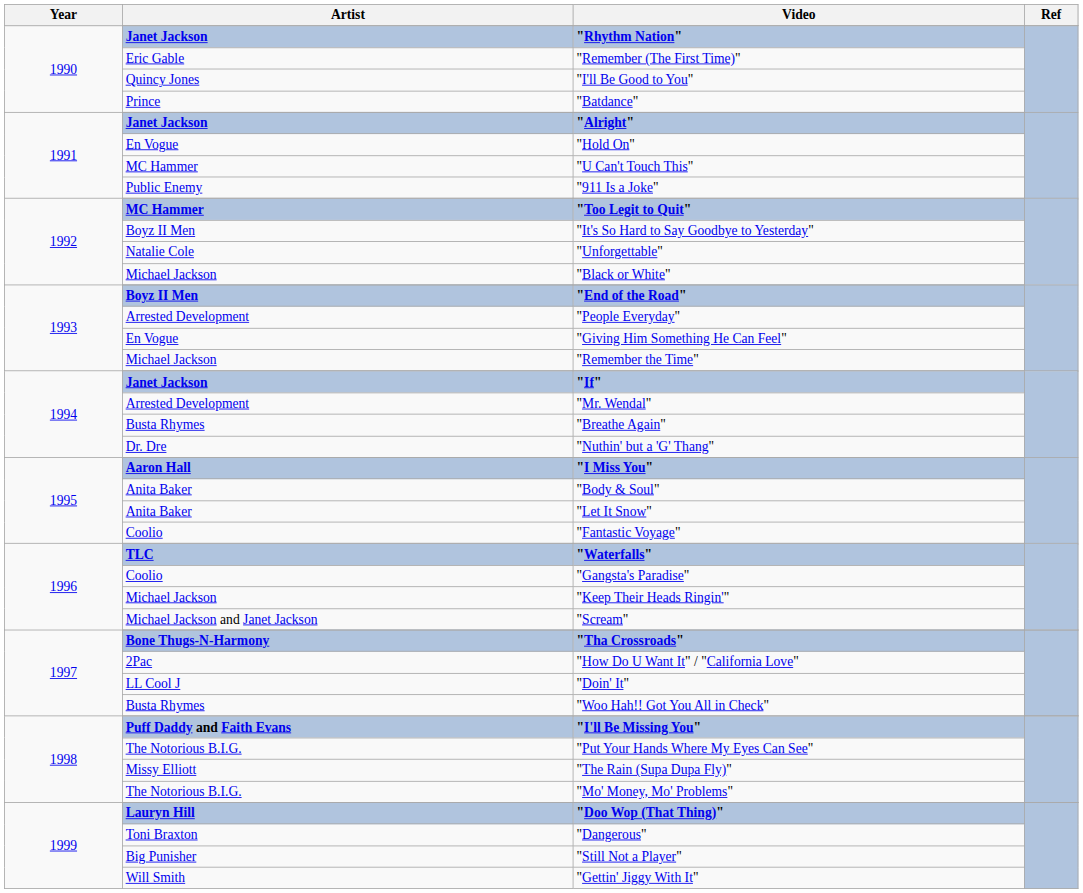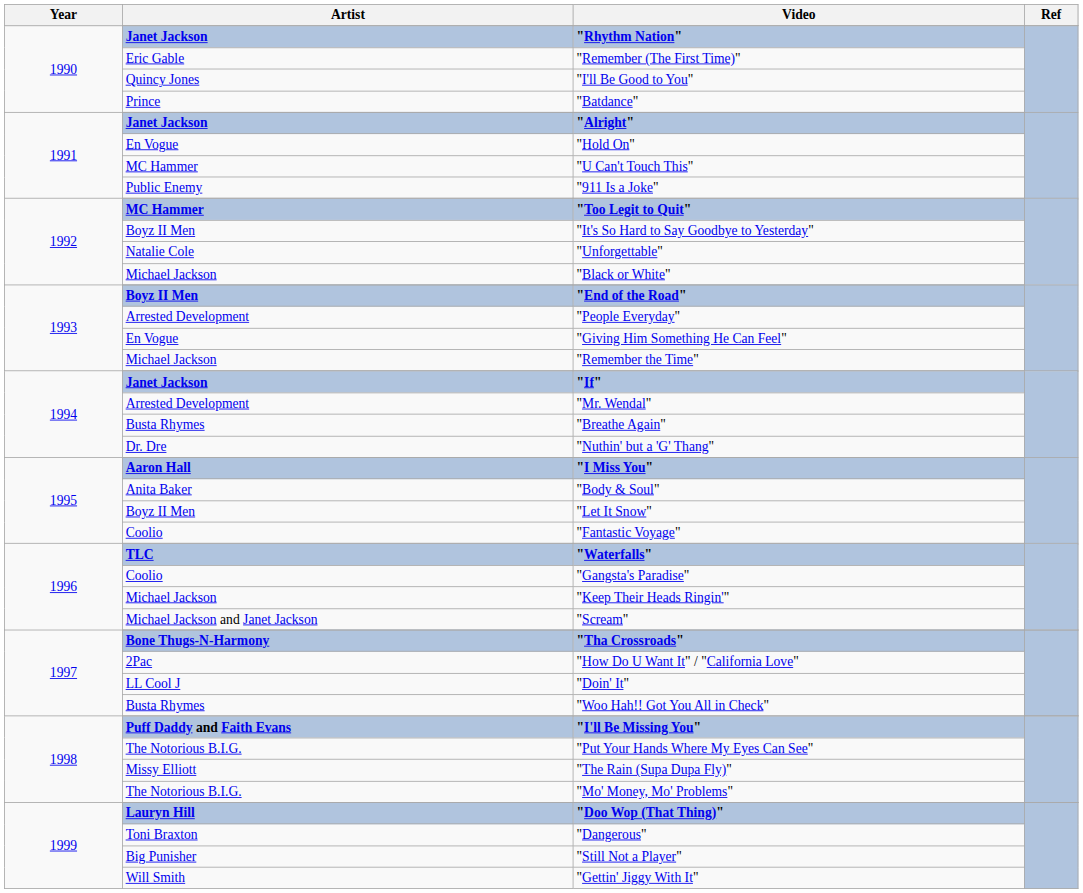(159, 511) Anita Baker -> (160, 511) Boyz II Men
